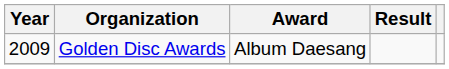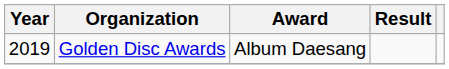(30, 48) 2009 -> (30, 48) 2019
